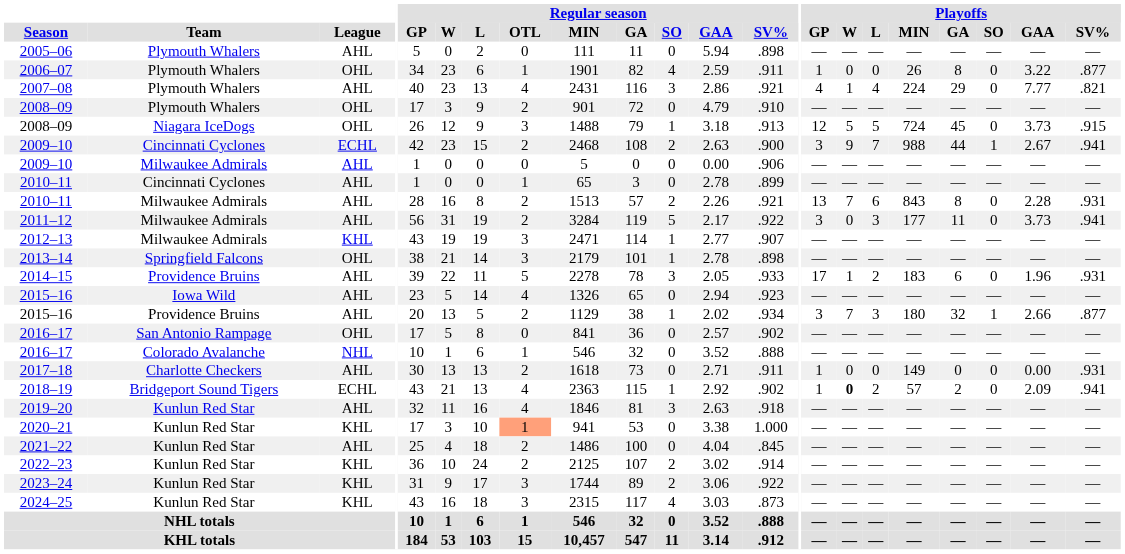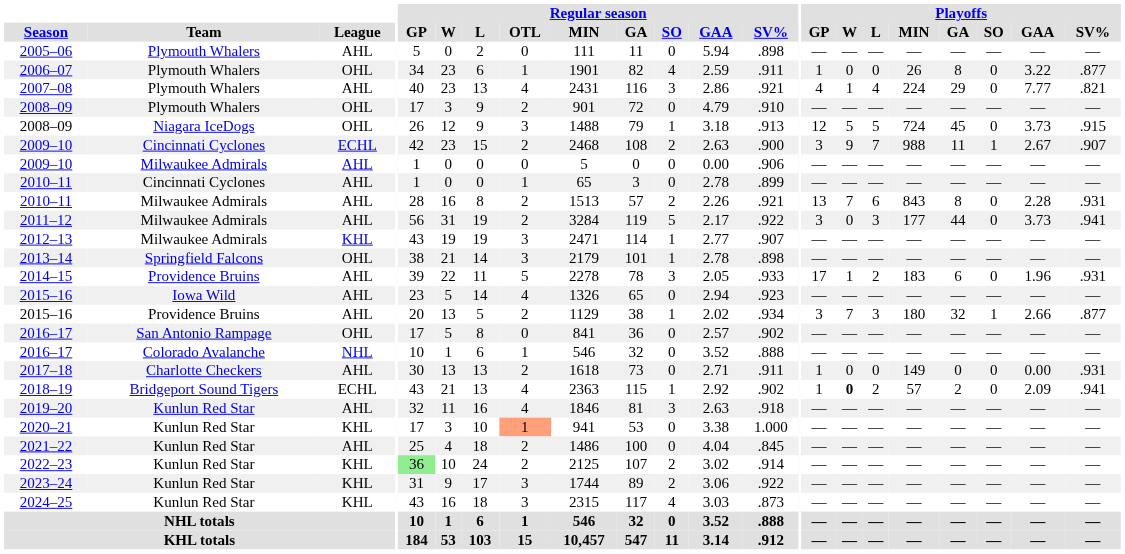(958, 145) 44 -> (958, 145) 11
(1093, 145) .941 -> (1093, 145) .907
(958, 220) 11 -> (958, 220) 44
(416, 464) no background -> (416, 464) lightgreen background
